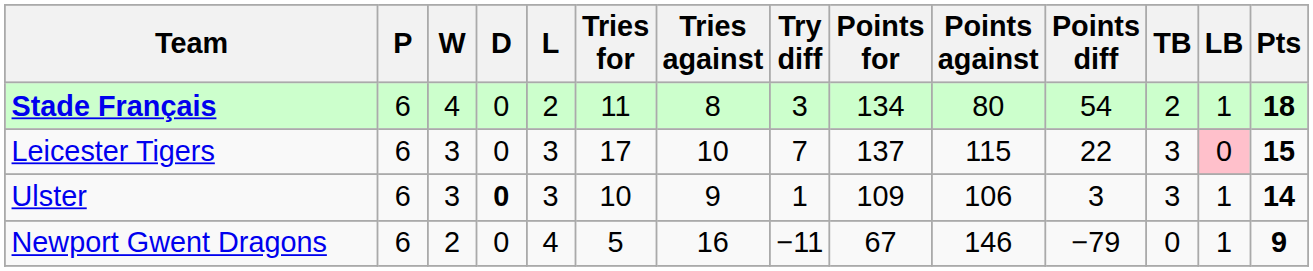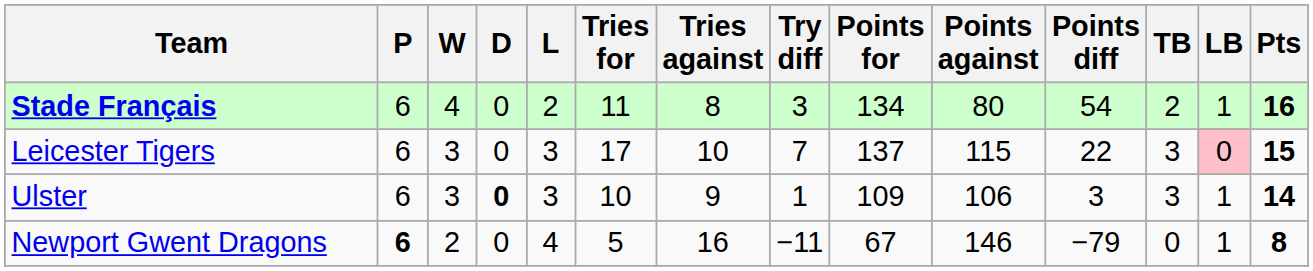(1279, 105) 18 -> (1279, 105) 16
(403, 242) normal -> (403, 242) bold
(1279, 242) 9 -> (1279, 242) 8
